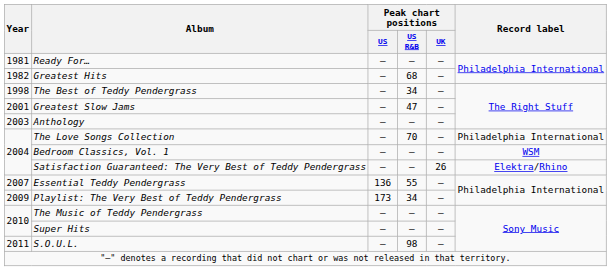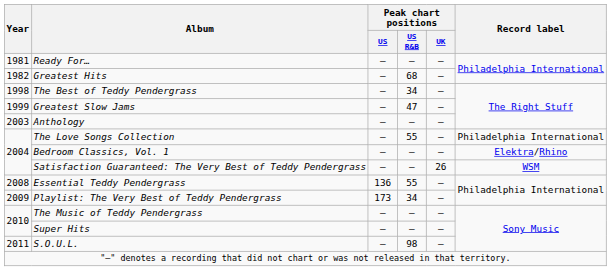(18, 106) 2001 -> (18, 106) 1999
(412, 137) 70 -> (412, 137) 55
(531, 152) WSM -> (531, 152) Elektra/Rhino
(531, 167) Elektra/Rhino -> (531, 167) WSM
(18, 183) 2007 -> (18, 183) 2008
